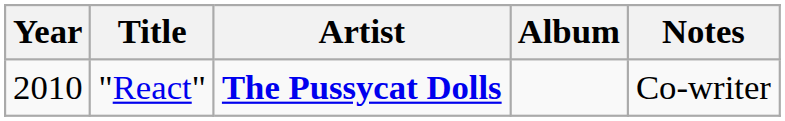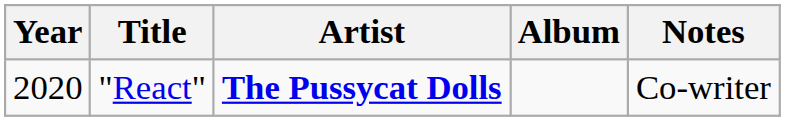(48, 87) 2010 -> (48, 87) 2020
